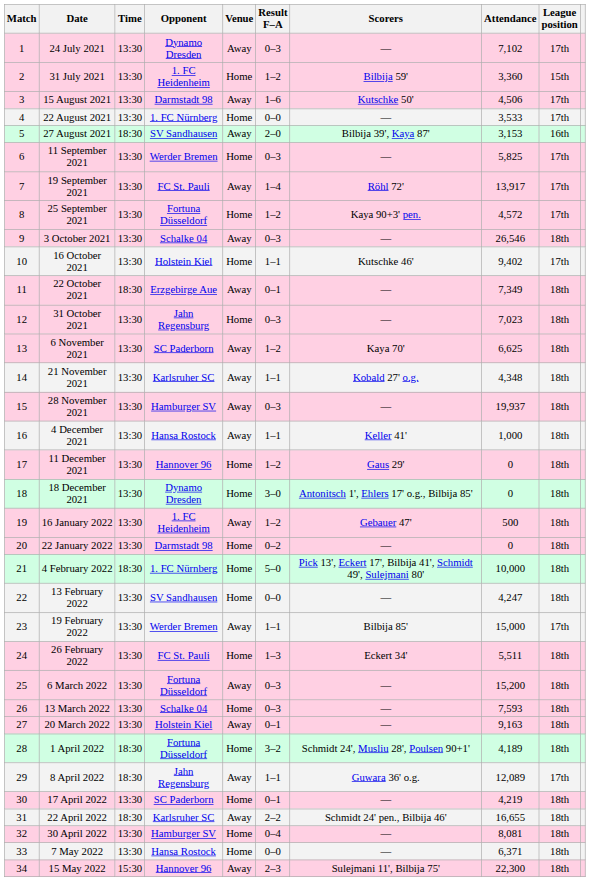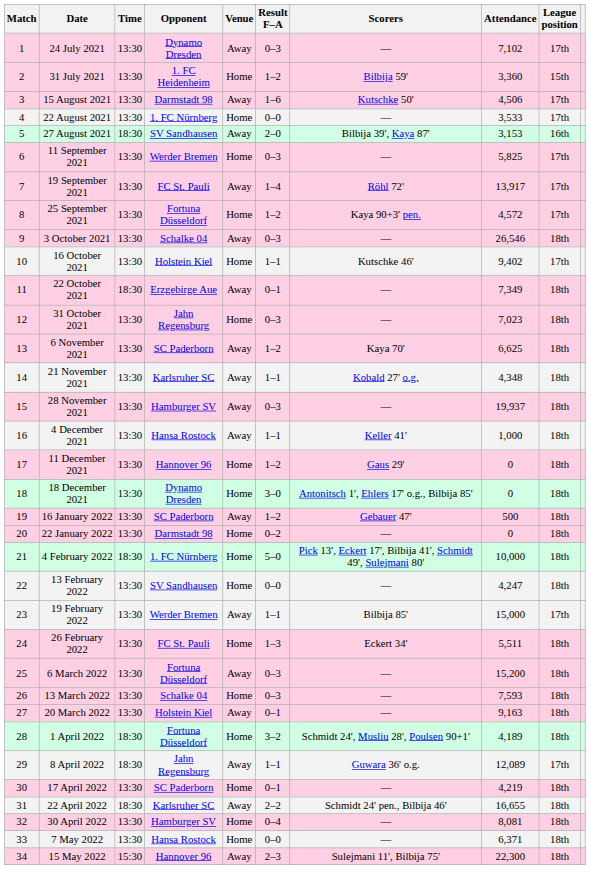(184, 522) 1. FC Heidenheim -> (184, 516) SC Paderborn
